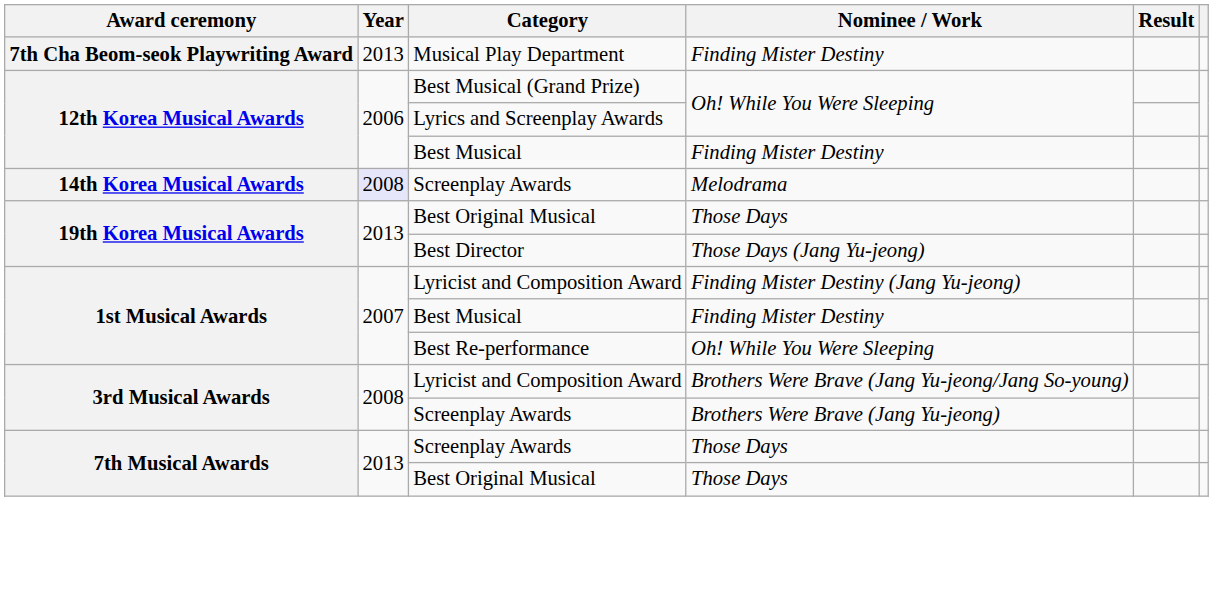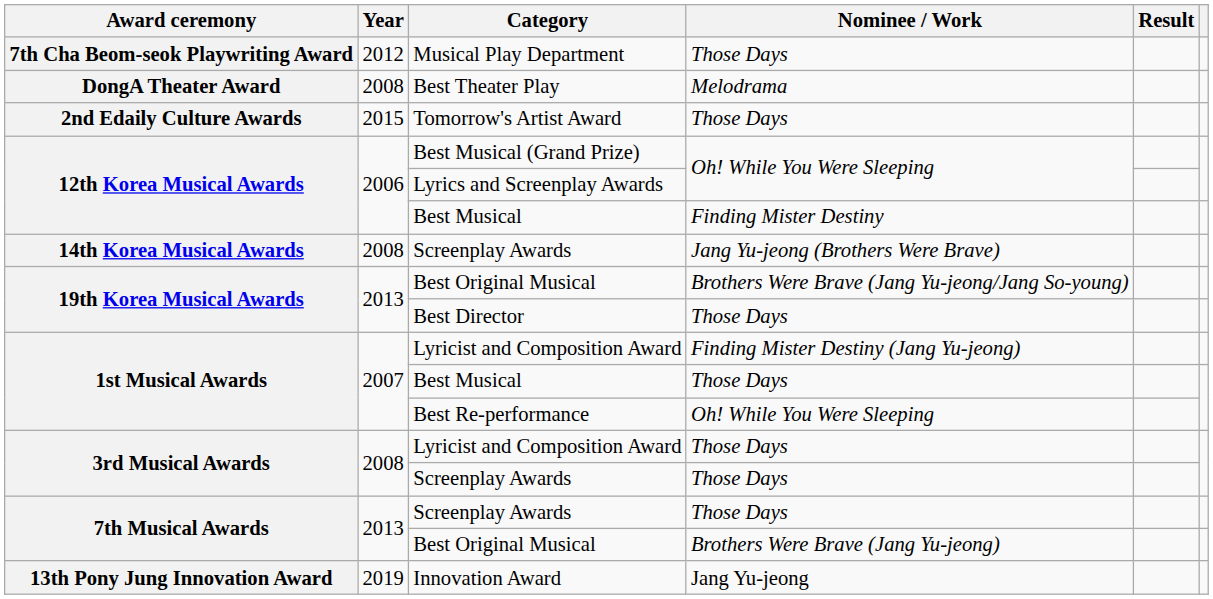(383, 53) 2013 -> (383, 53) 2012
(787, 53) Finding Mister Destiny -> (739, 53) Those Days
+ row: (181, 86)
+ row: (181, 119)
(383, 184) lavender background -> (383, 250) no background
(739, 184) Melodrama -> (845, 250) Jang Yu-jeong (Brothers Were Brave)
(739, 217) Those Days -> (910, 282) Brothers Were Brave (Jang Yu-jeong/Jang So-young)
(808, 250) Those Days (Jang Yu-jeong) -> (739, 315) Those Days
(787, 315) Finding Mister Destiny -> (739, 380) Those Days
(910, 380) Brothers Were Brave (Jang Yu-jeong/Jang So-young) -> (739, 446) Those Days
(845, 413) Brothers Were Brave (Jang Yu-jeong) -> (739, 479) Those Days
(739, 479) Those Days -> (845, 544) Brothers Were Brave (Jang Yu-jeong)
+ row: (181, 577)
